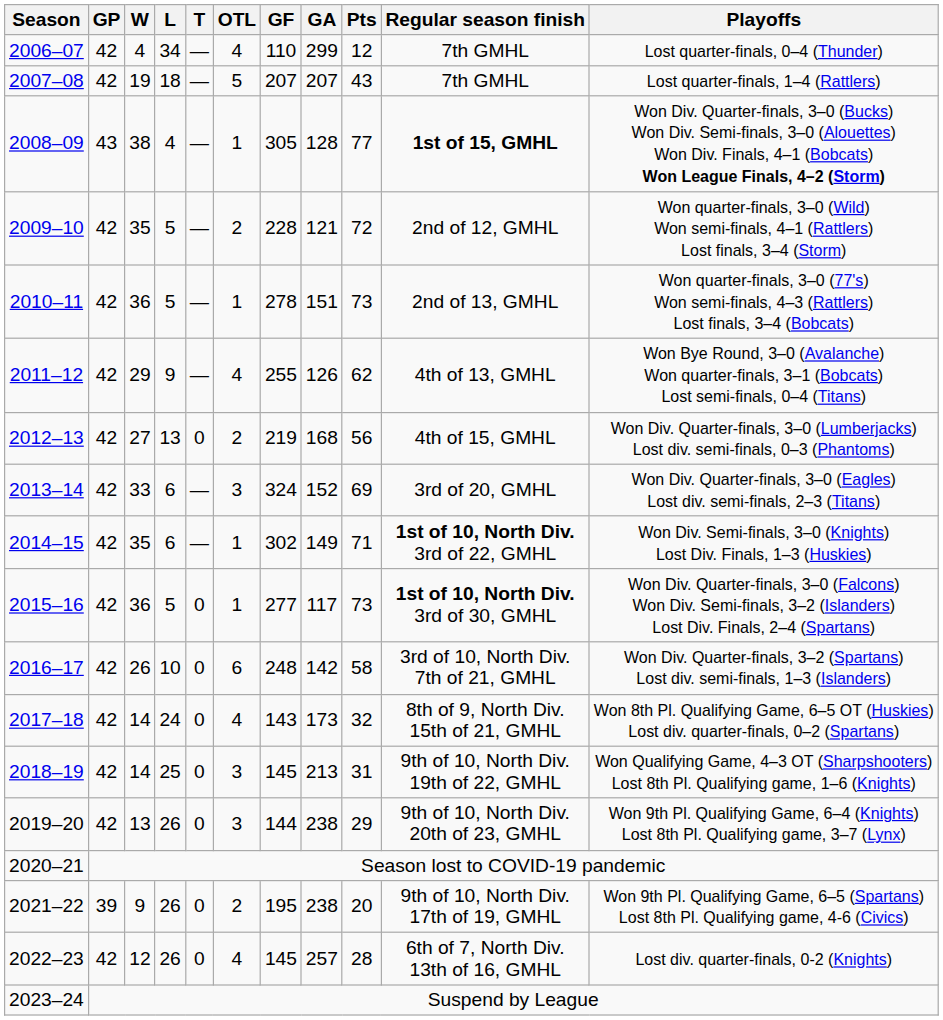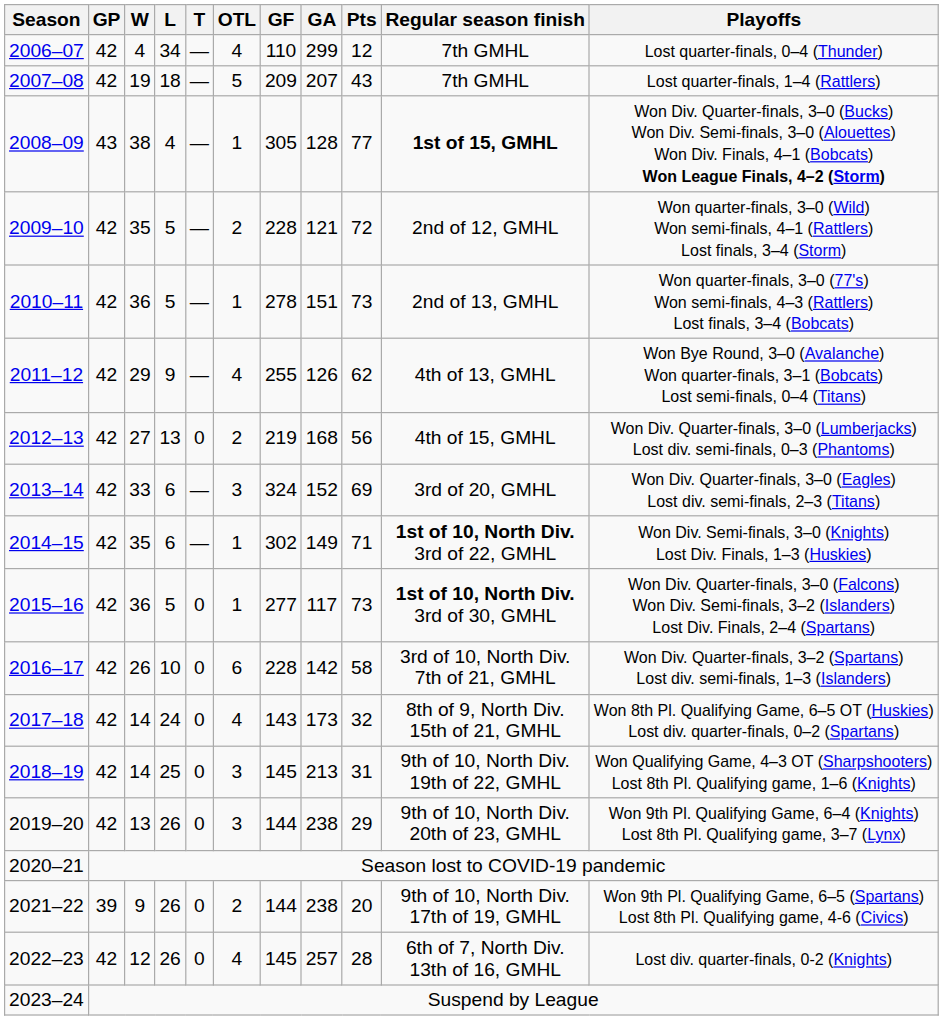(281, 80) 207 -> (281, 80) 209
(281, 667) 248 -> (281, 667) 228
(281, 906) 195 -> (281, 906) 144
